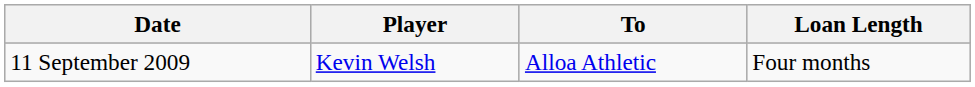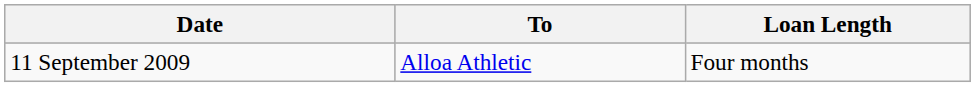- column: (415, 23)
